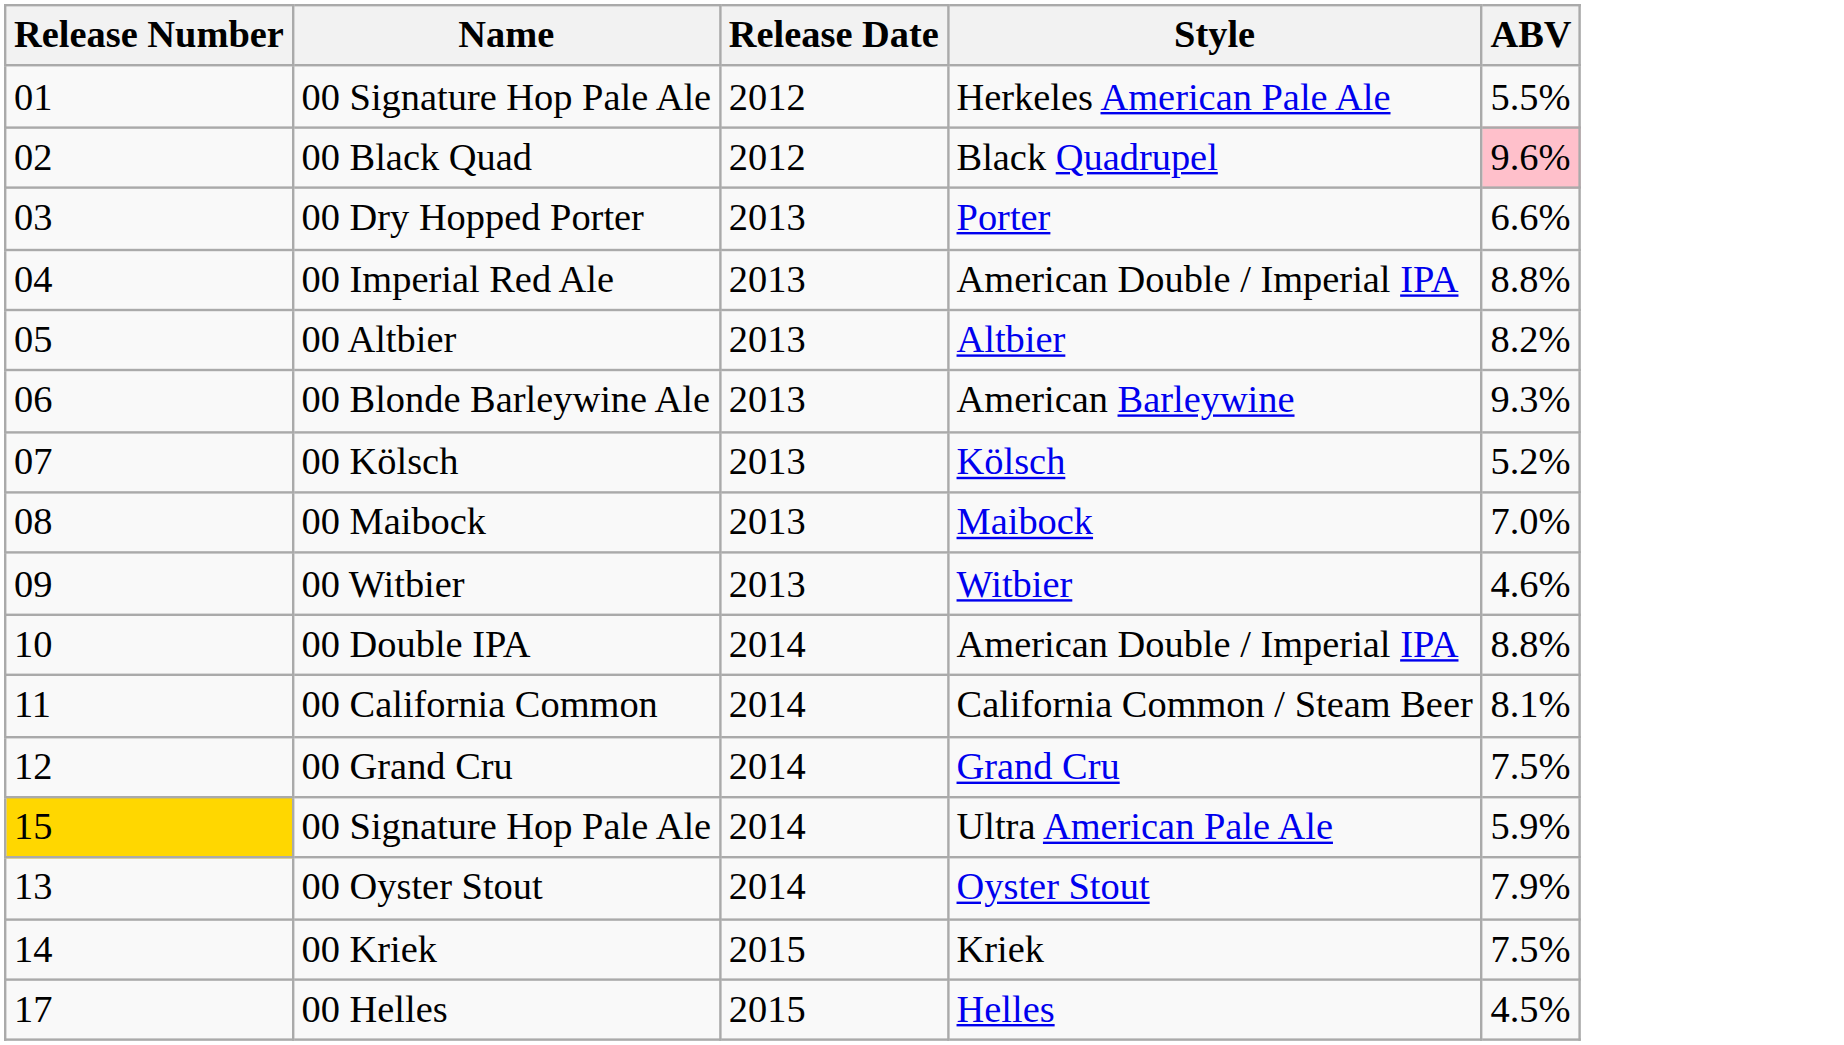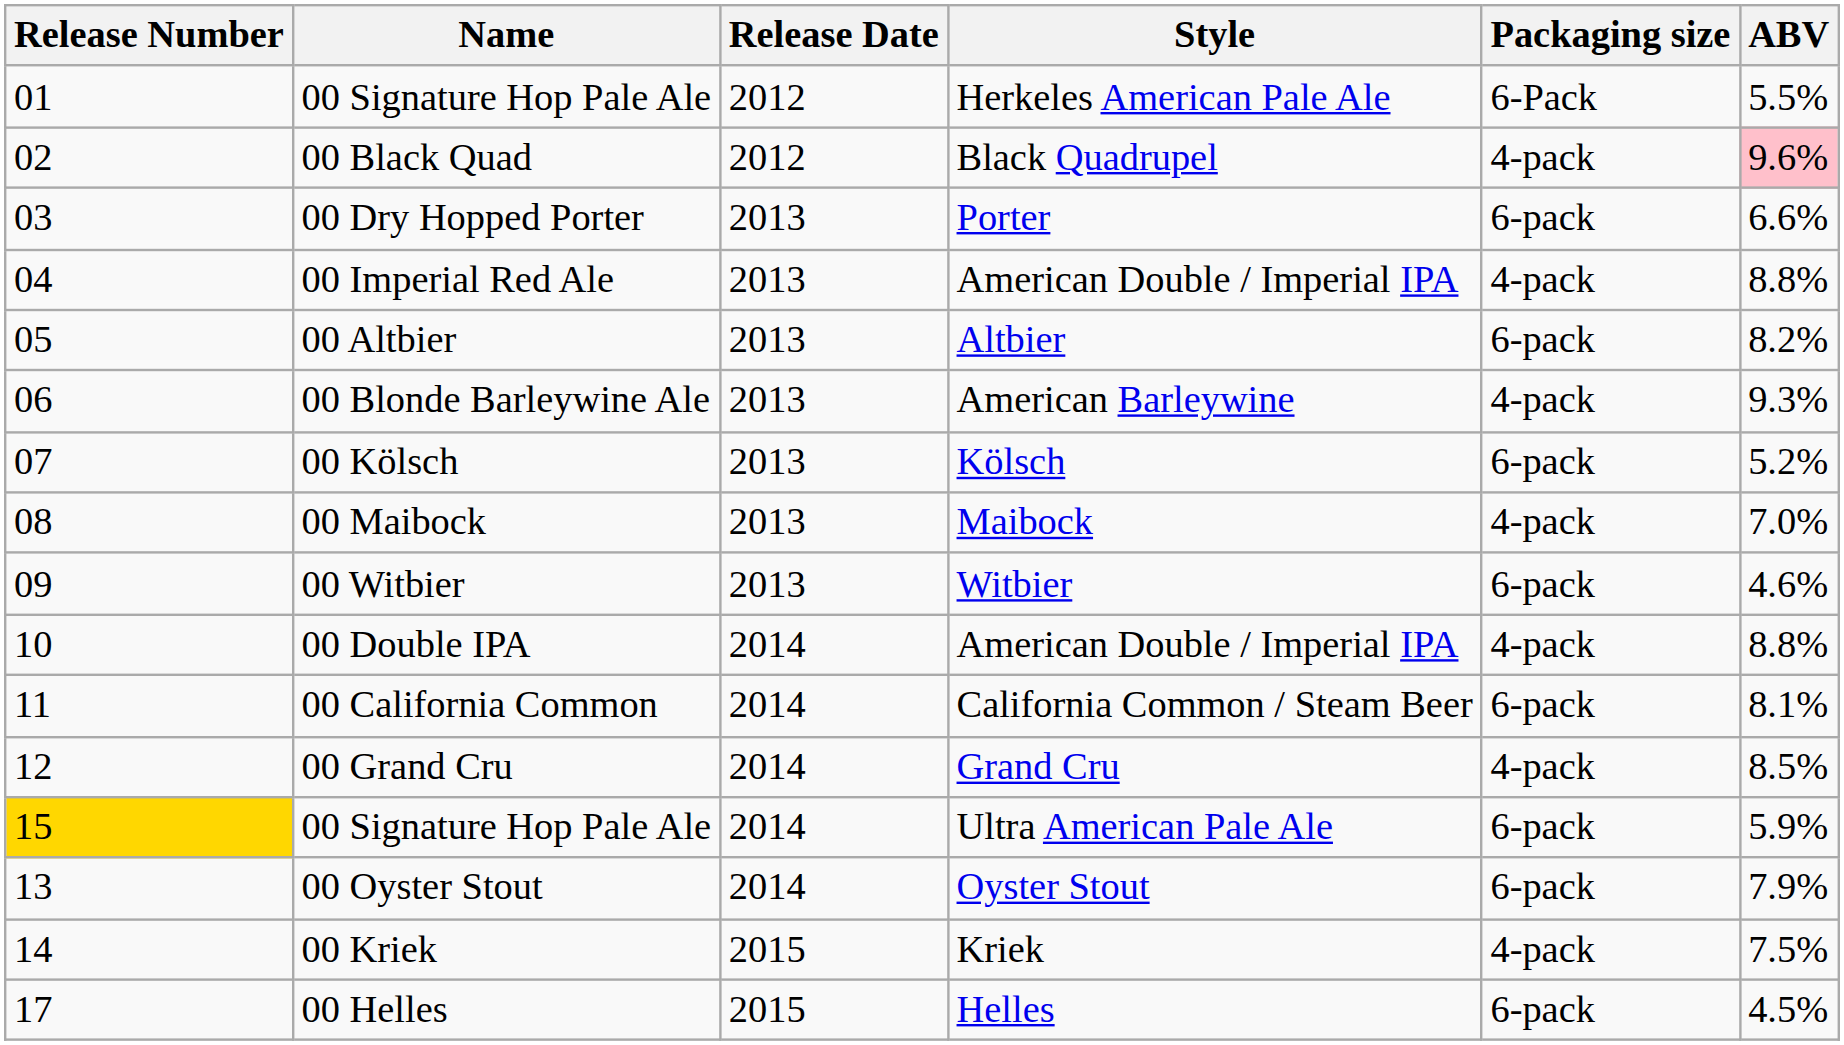+ column: (1610, 34)
(1530, 765) 7.5% -> (1788, 765) 8.5%
